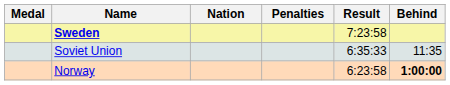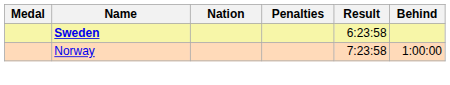(367, 33) 7:23:58 -> (367, 33) 6:23:58
- row: (88, 52)
(367, 71) 6:23:58 -> (367, 52) 7:23:58
(421, 71) bold -> (422, 52) normal
